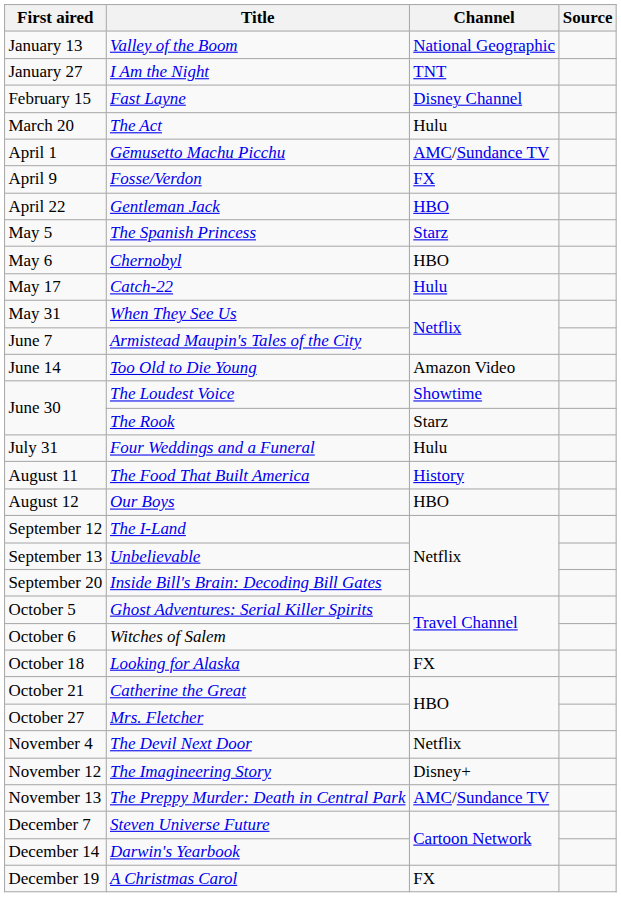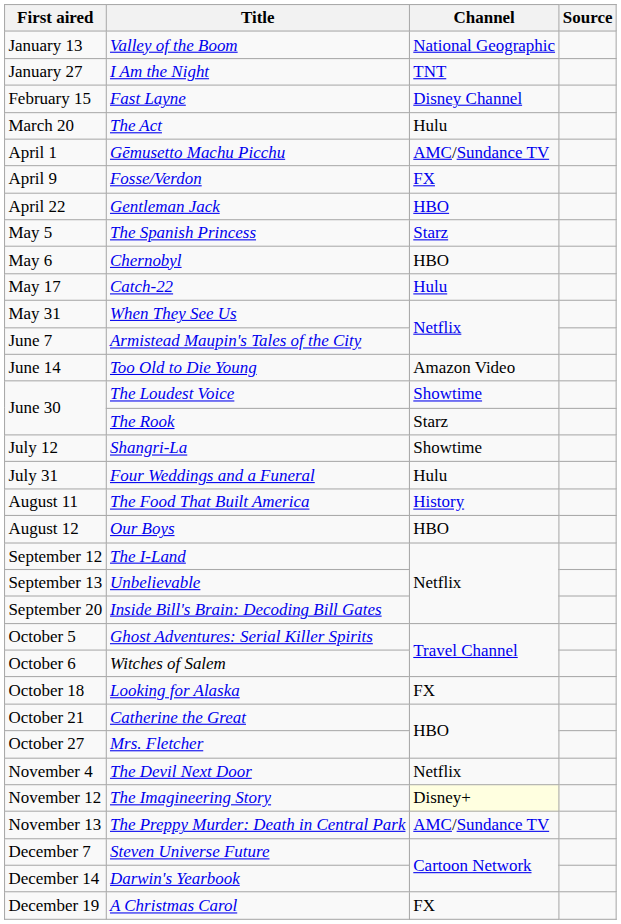+ row: (149, 448)
(442, 771) no background -> (442, 797) lightyellow background
